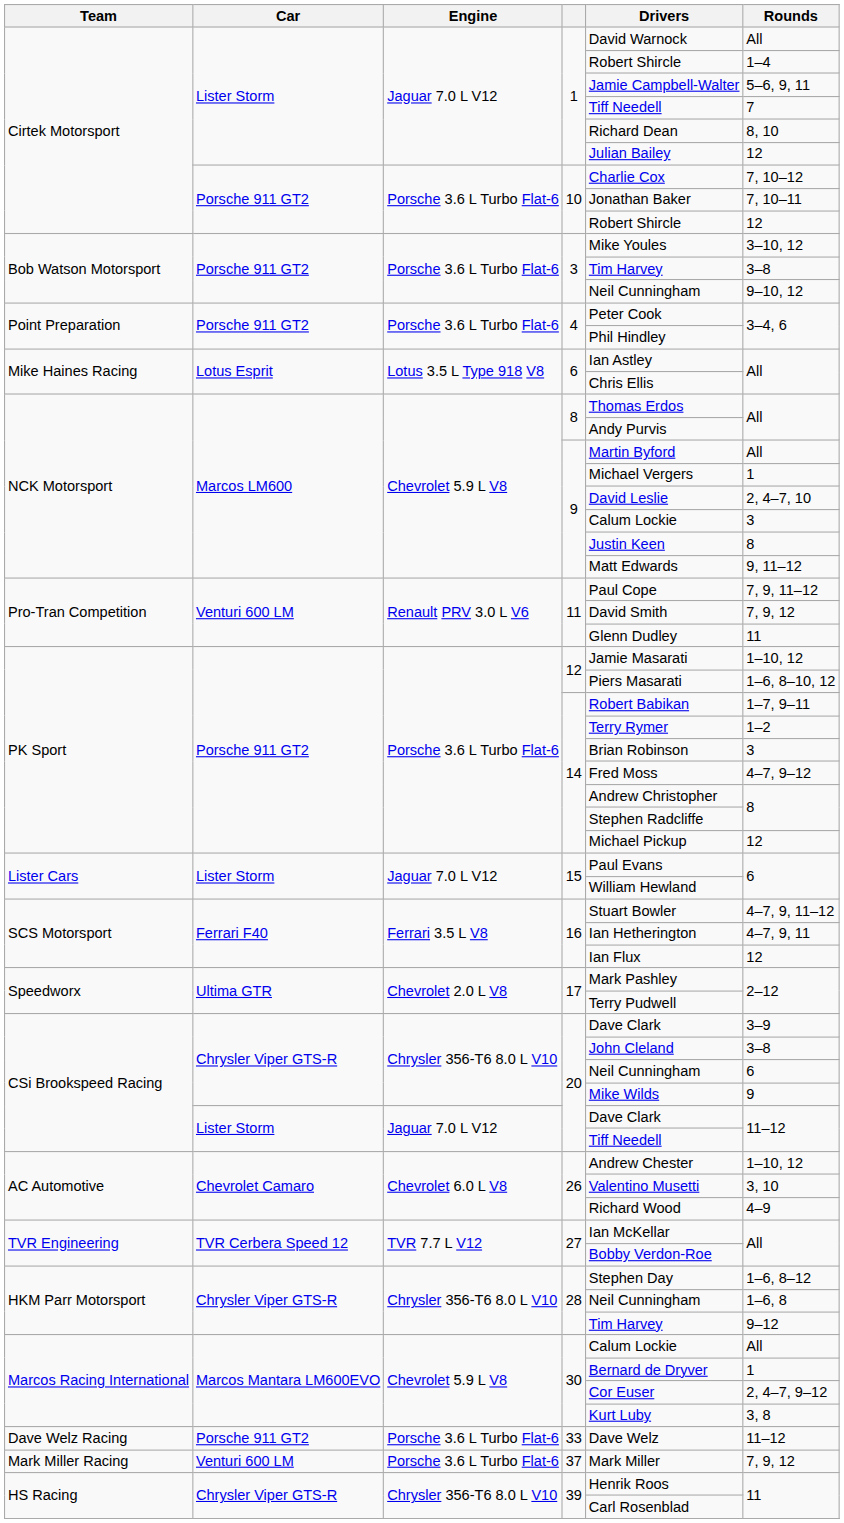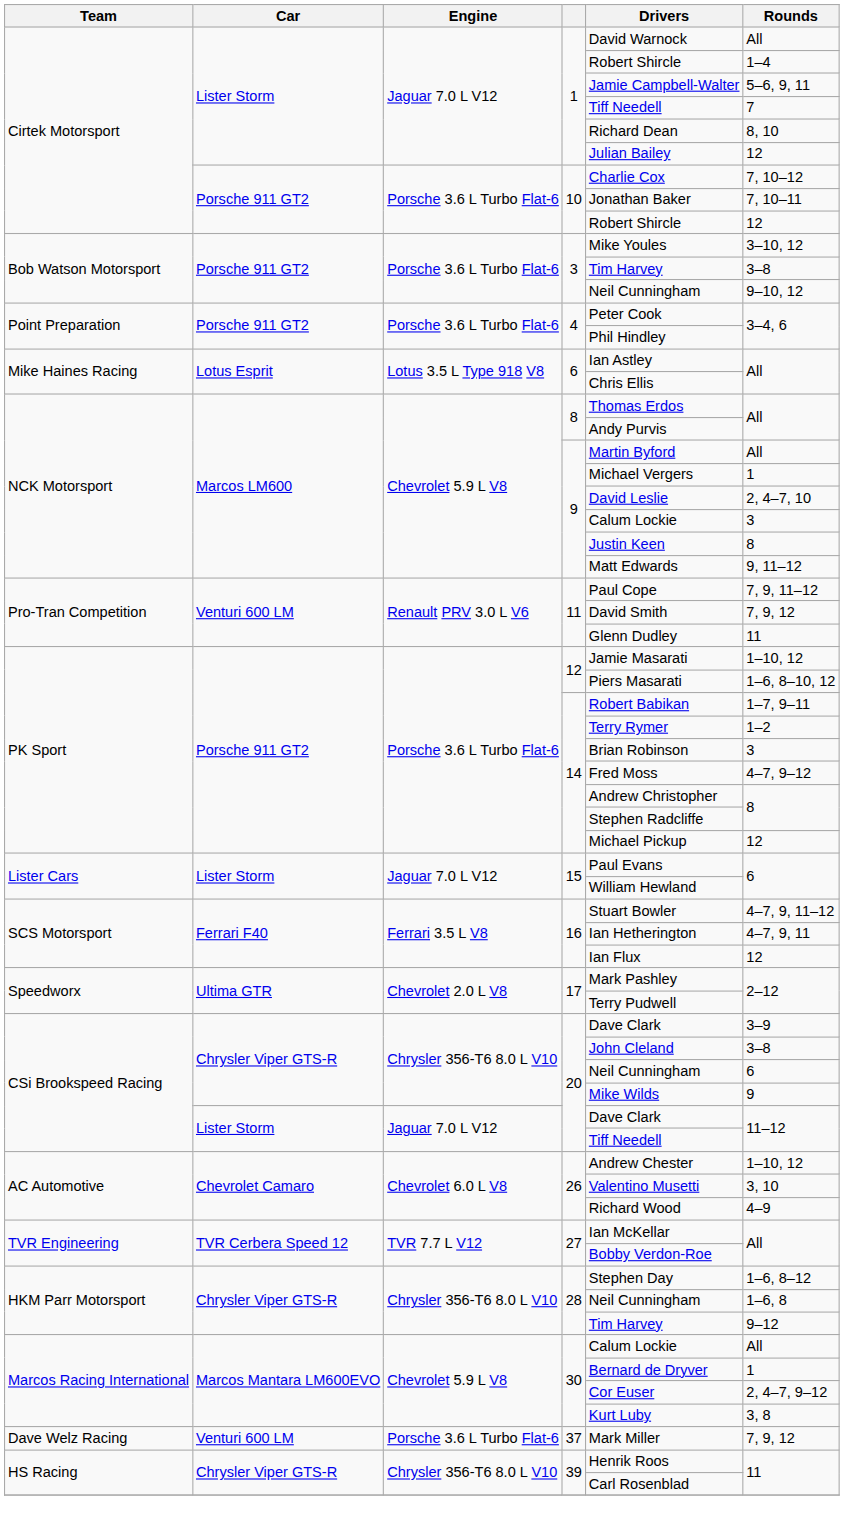- row: (252, 1438)
(68, 1461) Mark Miller Racing -> (68, 1438) Dave Welz Racing
